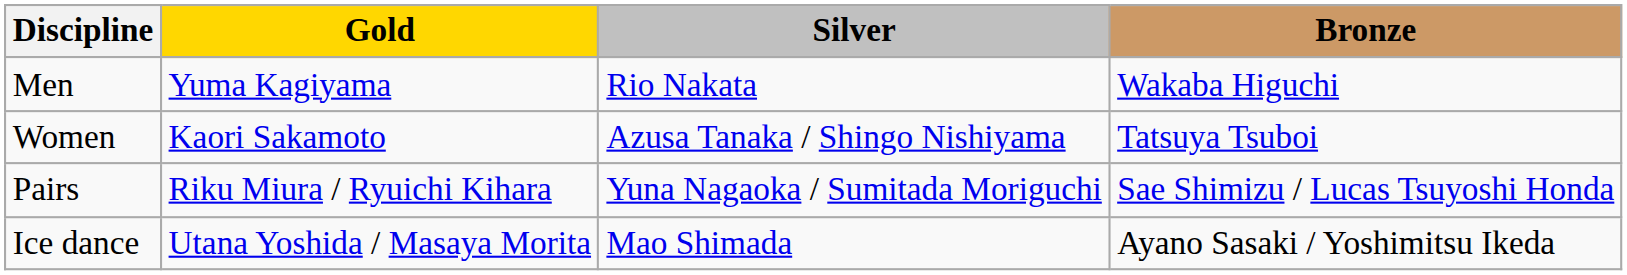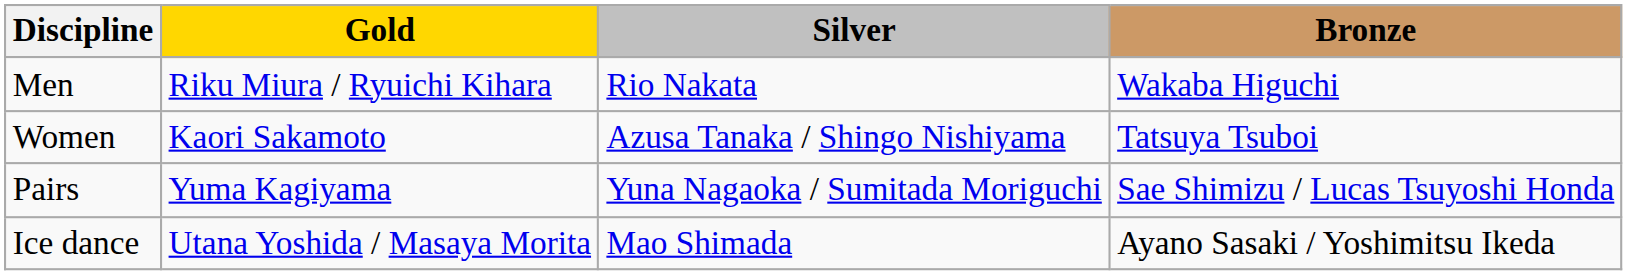(280, 83) Yuma Kagiyama -> (360, 83) Riku Miura / Ryuichi Kihara
(360, 189) Riku Miura / Ryuichi Kihara -> (280, 189) Yuma Kagiyama
